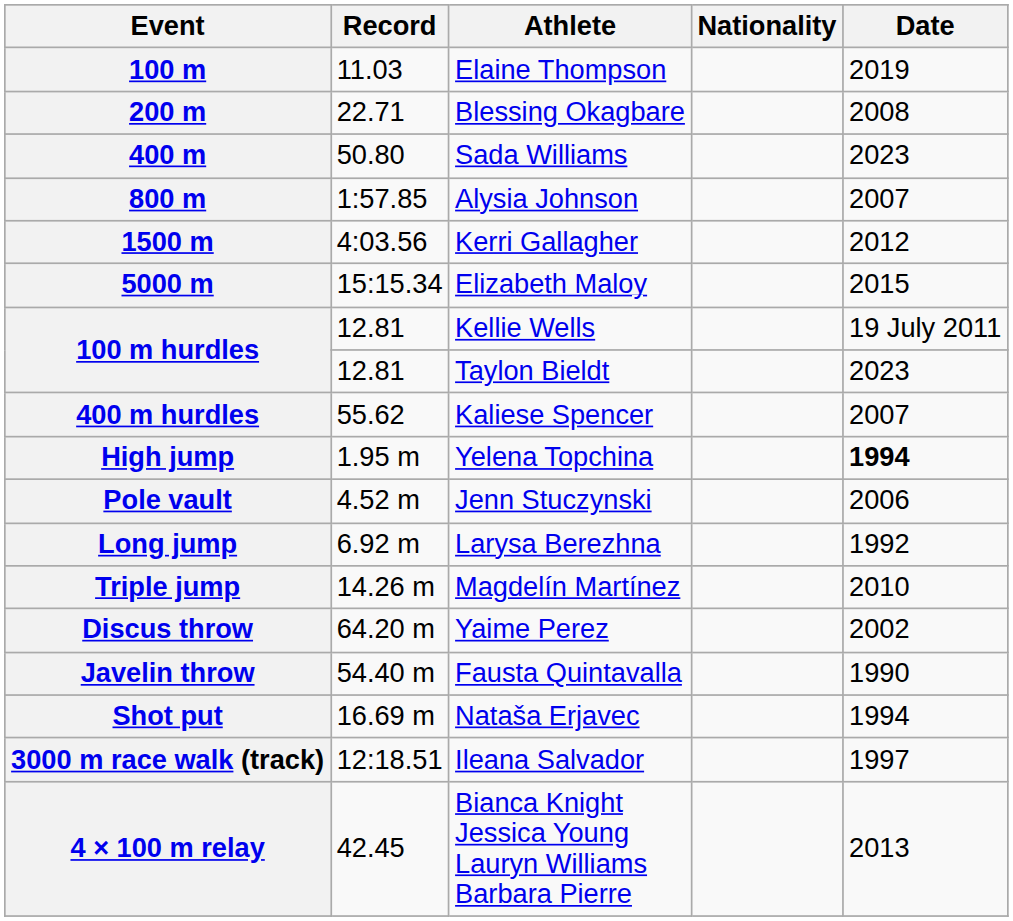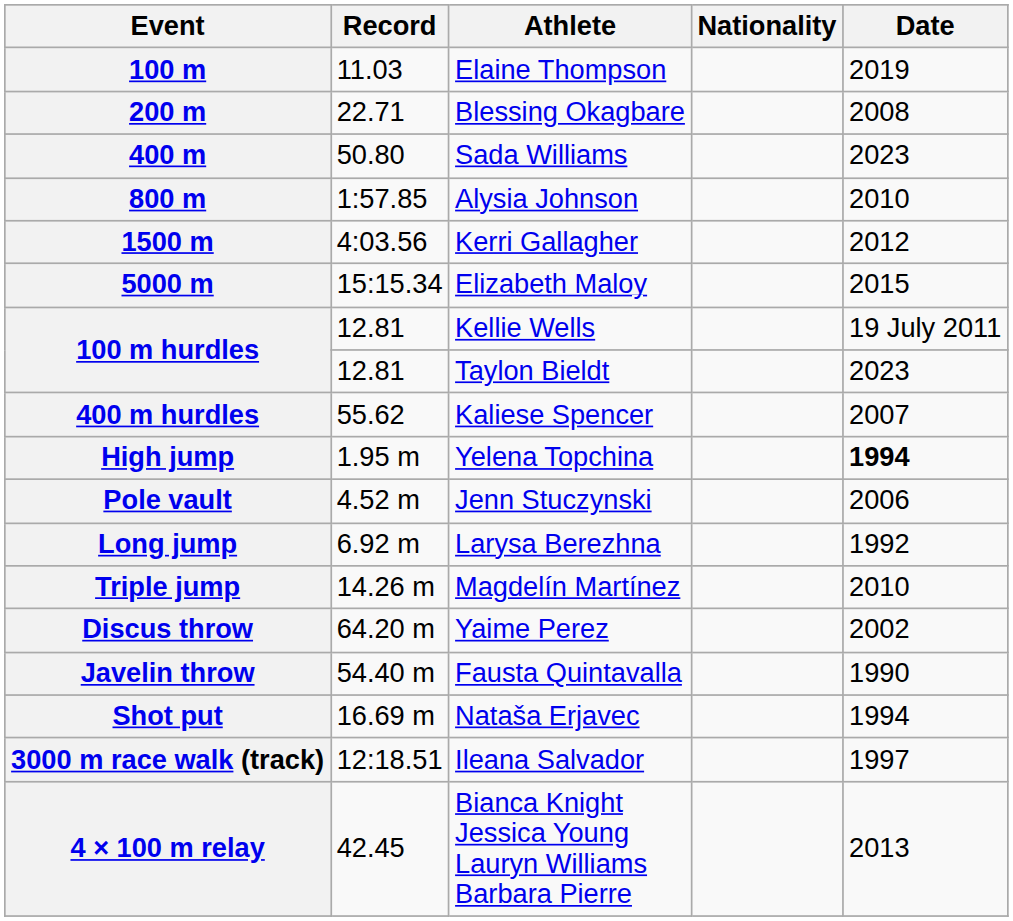(879, 198) 2007 -> (879, 198) 2010
